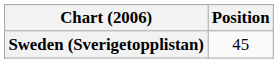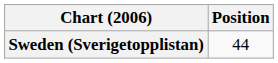(241, 44) 45 -> (241, 44) 44
